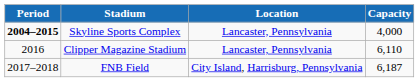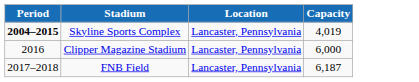(389, 31) 4,000 -> (328, 31) 4,019
(389, 49) 6,110 -> (328, 49) 6,000
(277, 67) City Island, Harrisburg, Pennsylvania -> (246, 67) Lancaster, Pennsylvania
